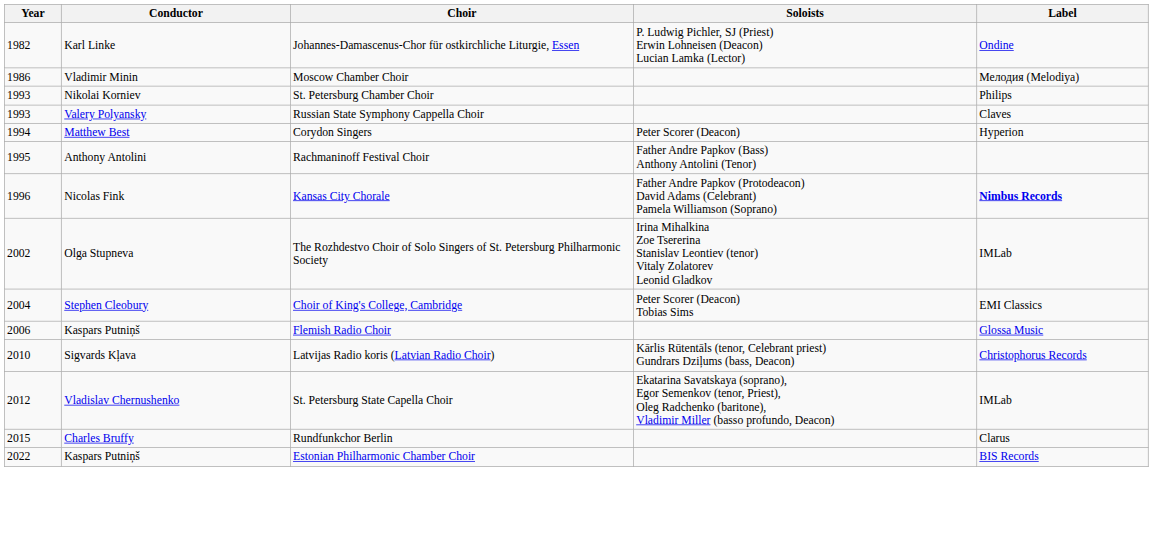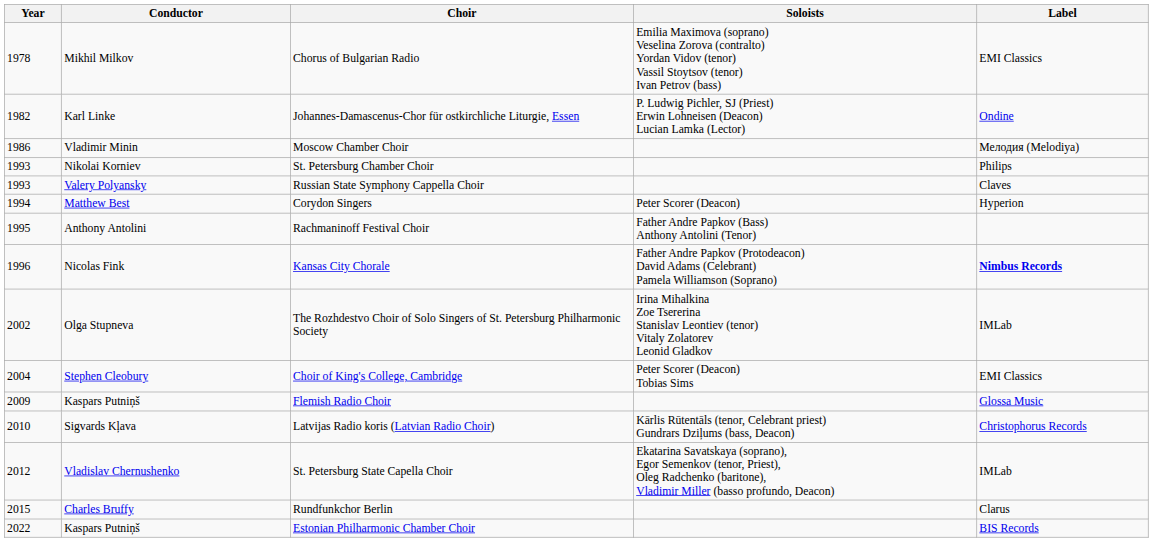+ row: (356, 58)
(19, 330) 2006 -> (19, 401) 2009
